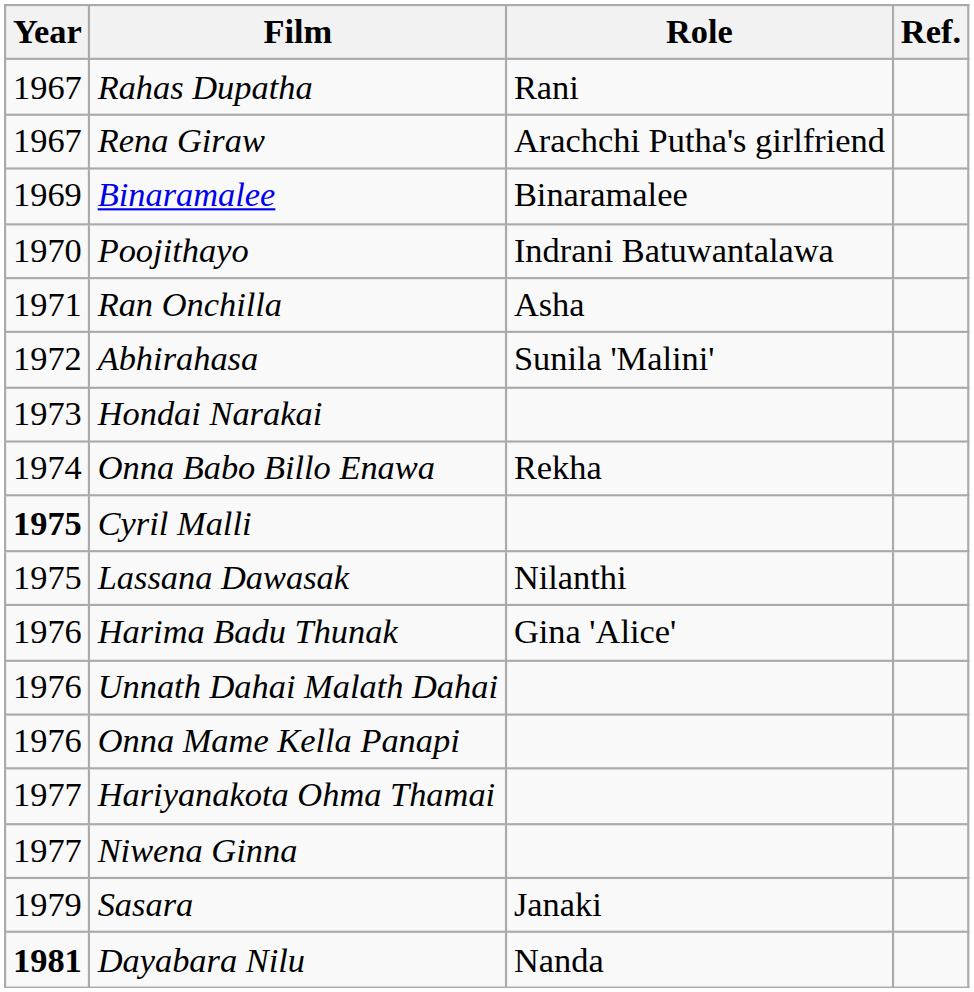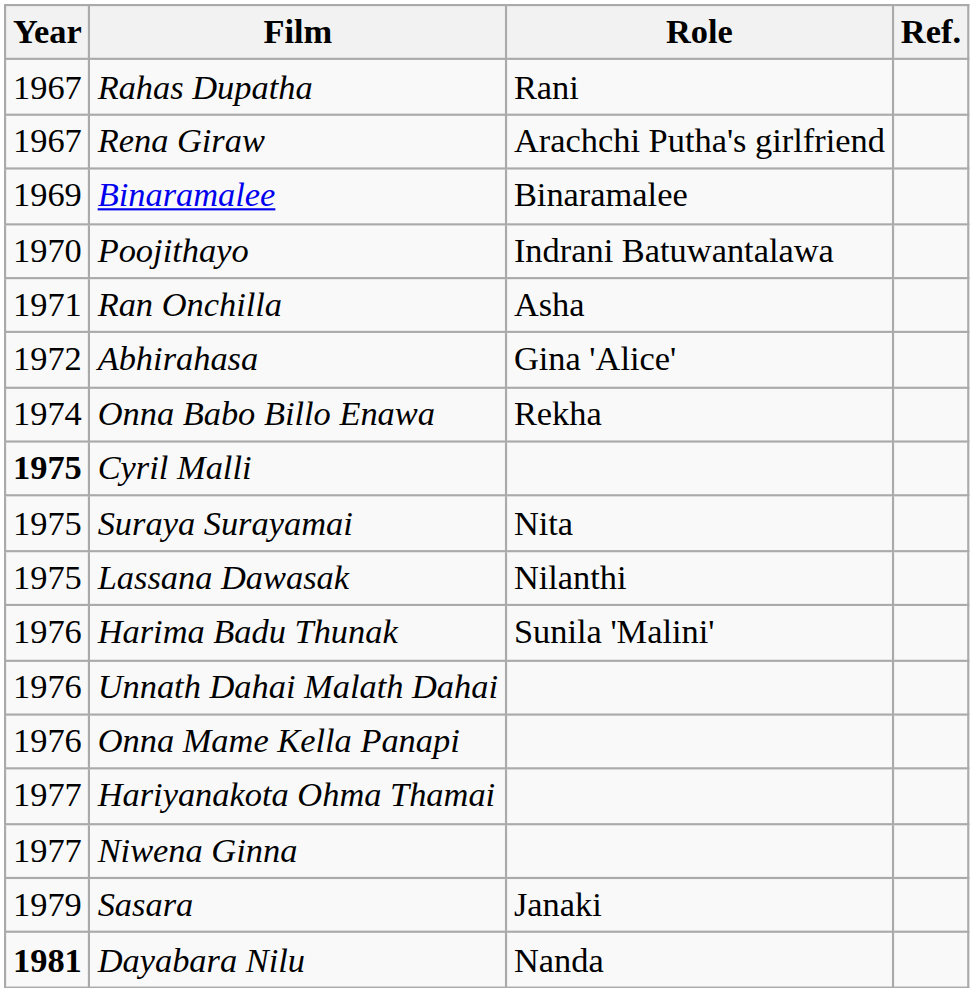(614, 359) Sunila 'Malini' -> (595, 359) Gina 'Alice'
- row: (210, 413)
+ row: (225, 522)
(595, 631) Gina 'Alice' -> (614, 631) Sunila 'Malini'
